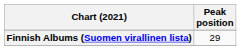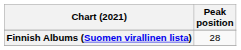(215, 38) 29 -> (215, 38) 28
